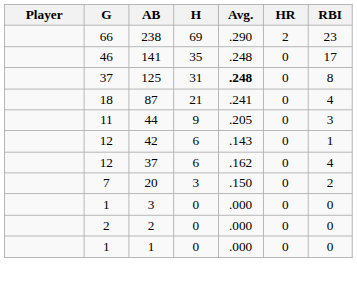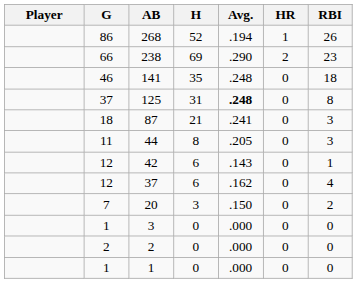+ row: (151, 36)
(330, 57) 17 -> (330, 78) 18
(330, 99) 4 -> (330, 120) 3
(196, 120) 9 -> (196, 141) 8
